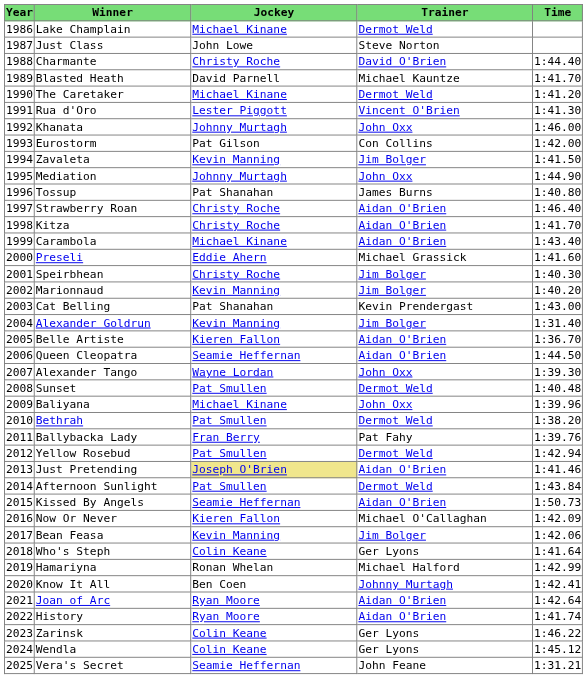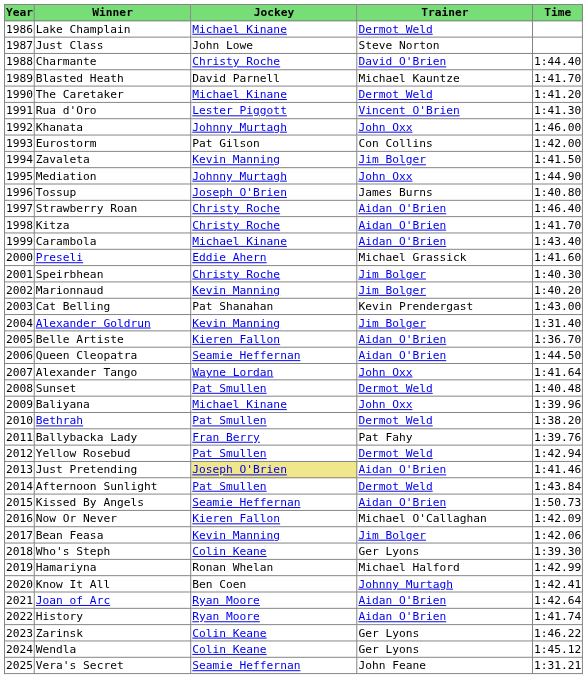(233, 192) Pat Shanahan -> (240, 192) Joseph O'Brien
(558, 372) 1:39.30 -> (558, 372) 1:41.64
(558, 551) 1:41.64 -> (558, 551) 1:39.30
